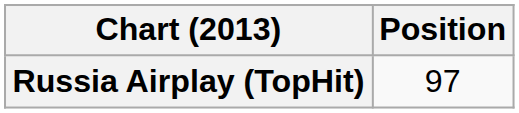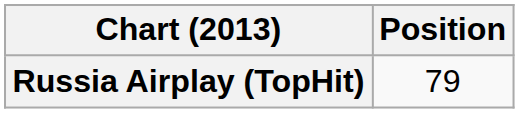(443, 81) 97 -> (443, 81) 79
